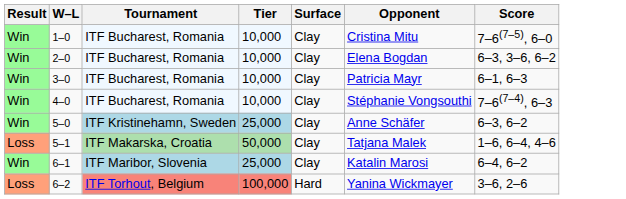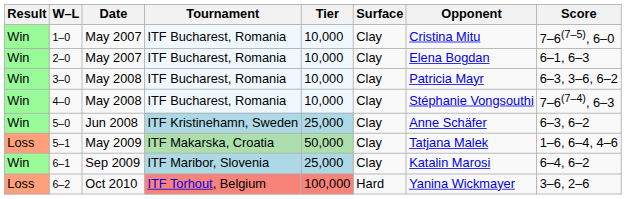+ column: (113, 14)
(517, 58) 6–3, 3–6, 6–2 -> (565, 58) 6–1, 6–3
(502, 79) 6–1, 6–3 -> (579, 79) 6–3, 3–6, 6–2
